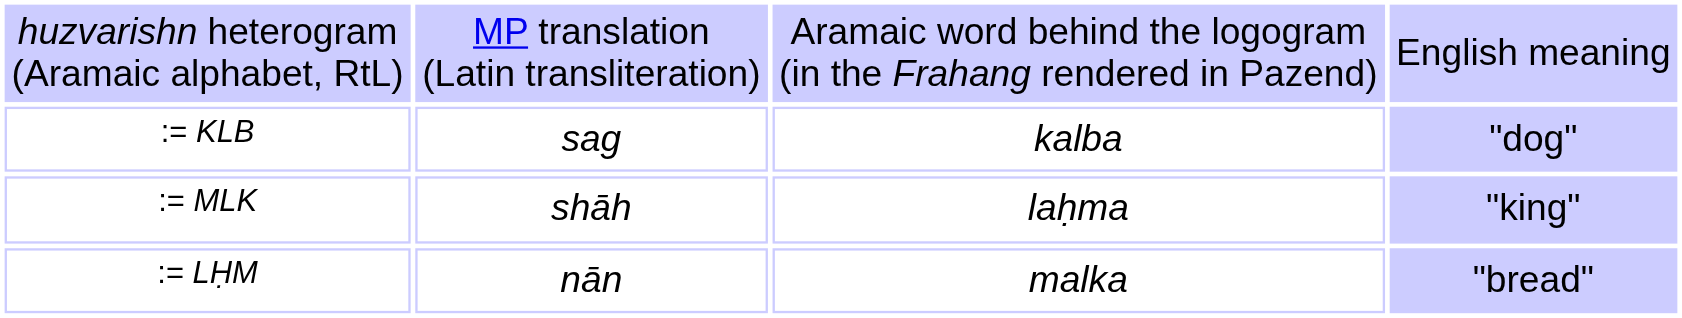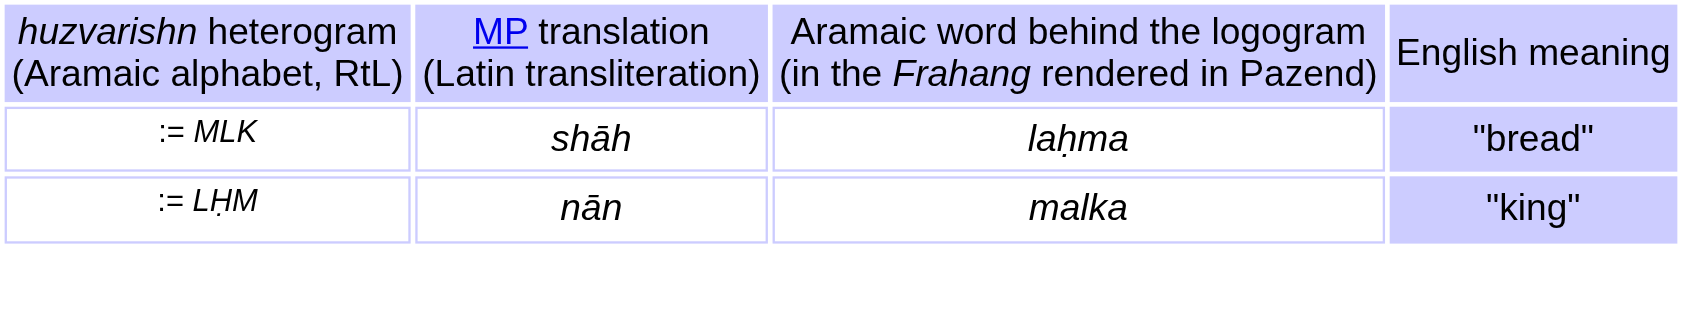- row: (208, 131)
(1533, 209) "king" -> (1533, 138) "bread"
(1533, 279) "bread" -> (1533, 209) "king"
